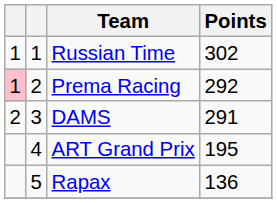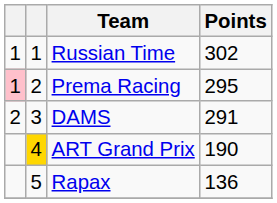(221, 85) 292 -> (221, 85) 295
(36, 149) no background -> (36, 149) gold background
(221, 149) 195 -> (221, 149) 190
